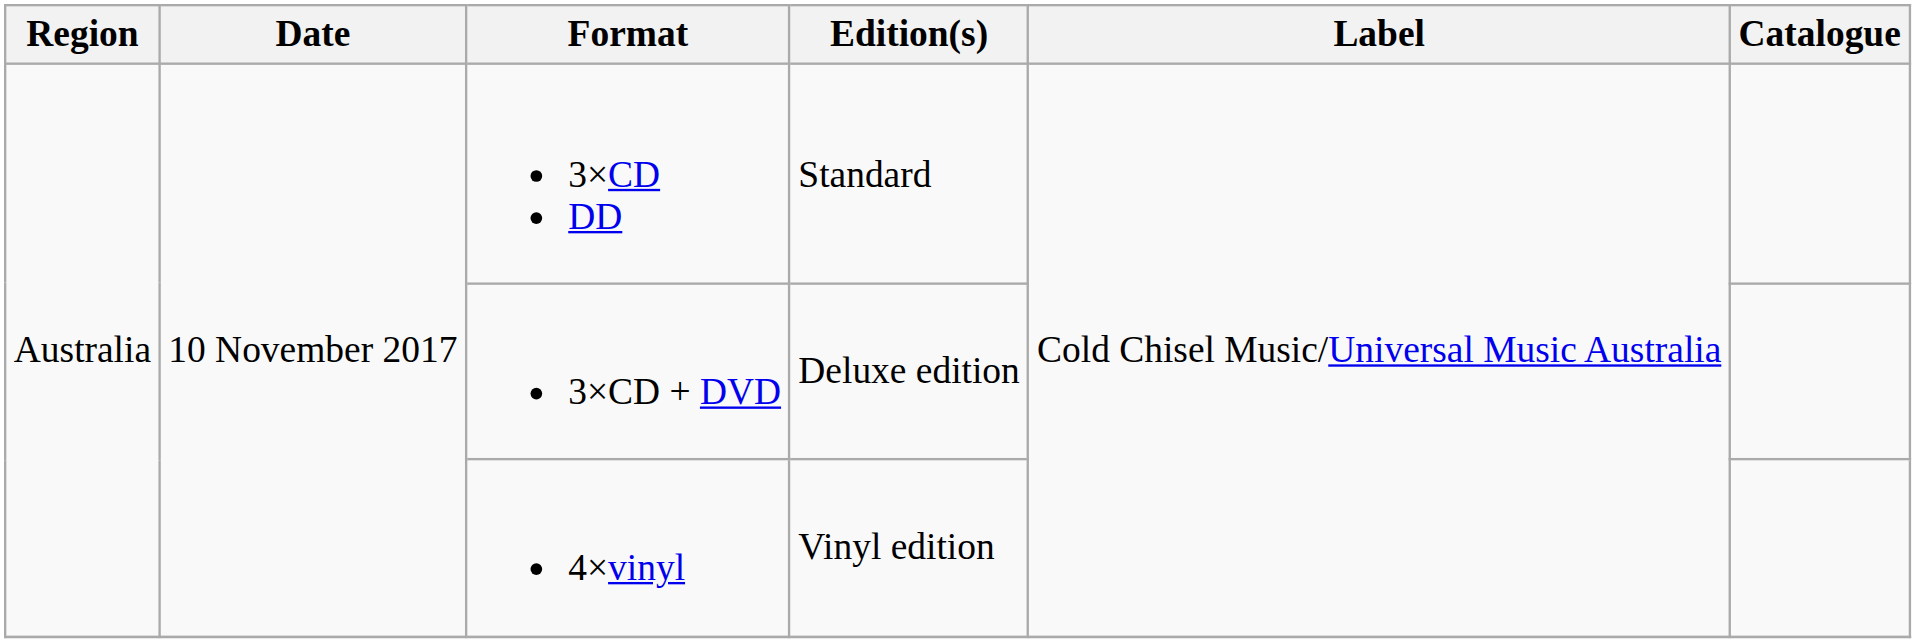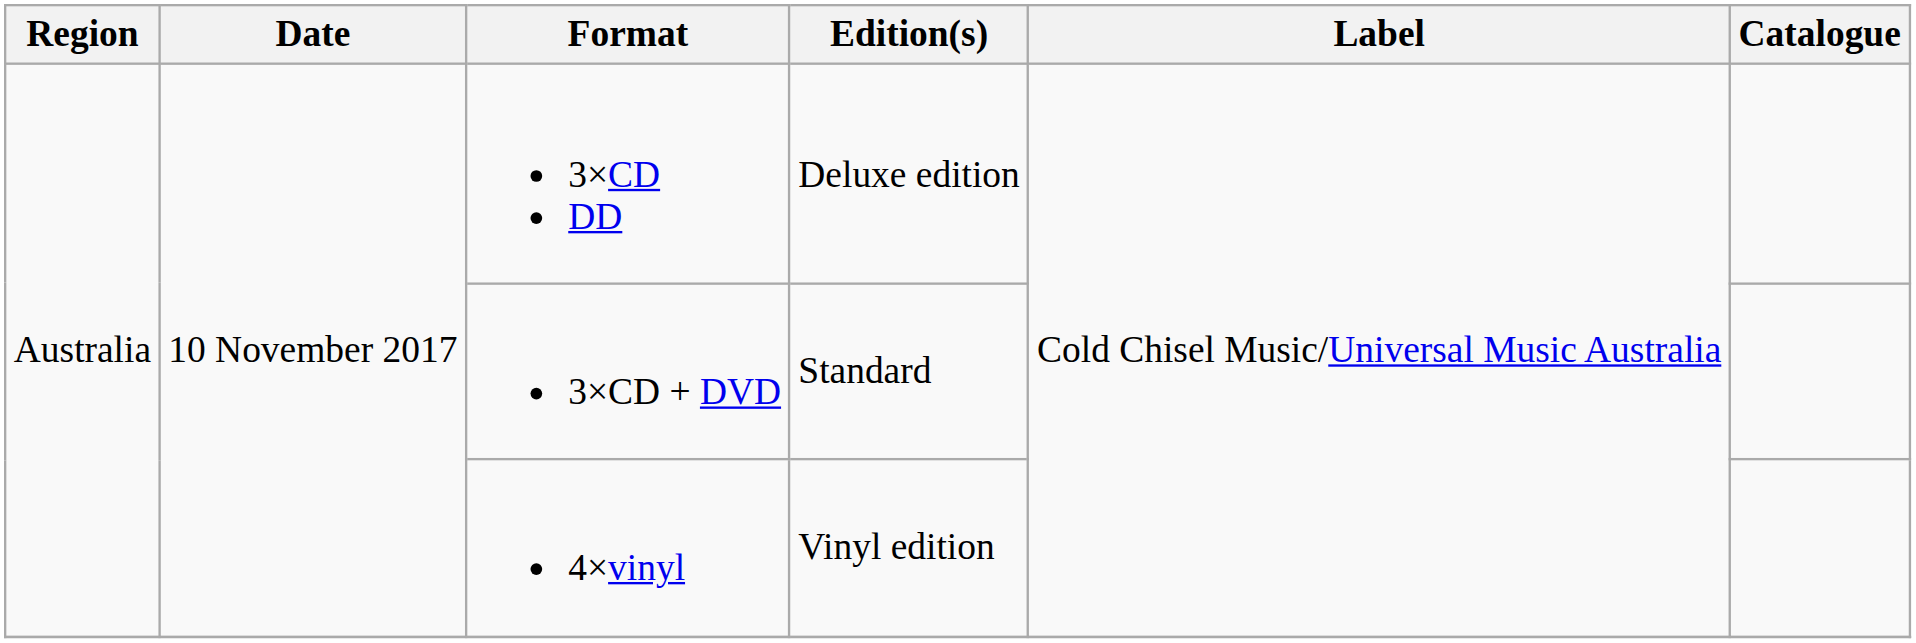(865, 173) Standard -> (909, 173) Deluxe edition
(909, 370) Deluxe edition -> (865, 370) Standard
